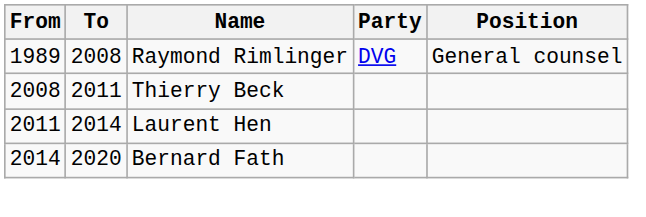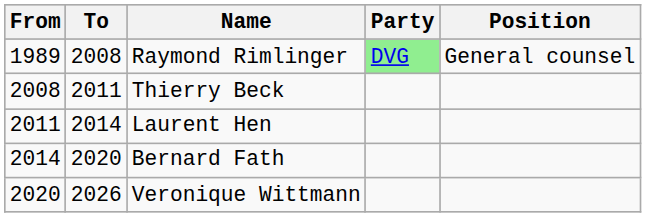(377, 57) no background -> (390, 57) lightgreen background
+ row: (246, 195)
